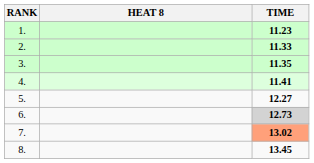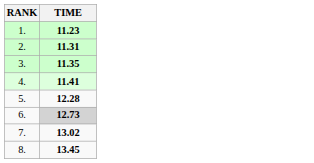- column: (146, 13)
(280, 47) 11.33 -> (68, 47) 11.31
(280, 98) 12.27 -> (68, 98) 12.28
(280, 133) lightsalmon background -> (68, 133) no background
